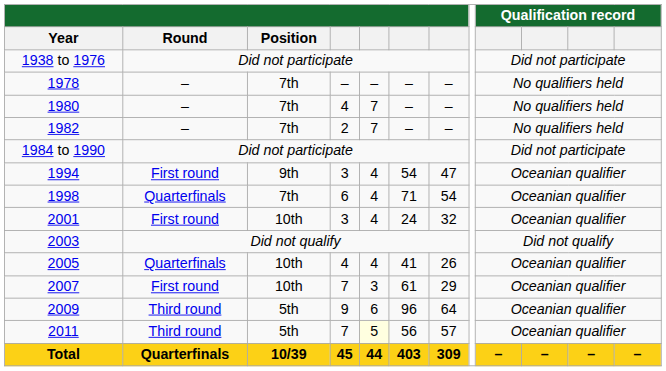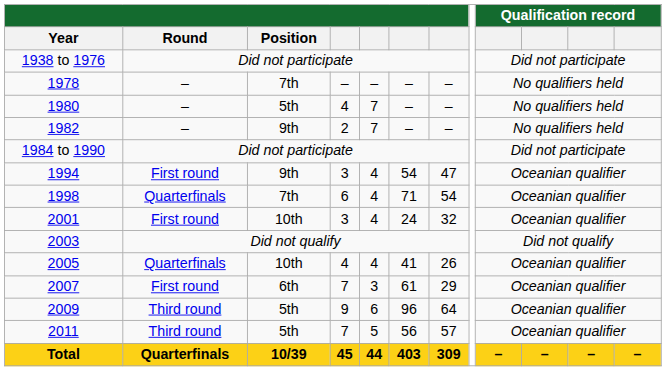(289, 106) 7th -> (289, 106) 5th
(289, 128) 7th -> (289, 128) 9th
(289, 286) 10th -> (289, 286) 6th
(374, 331) lightyellow background -> (374, 331) no background
